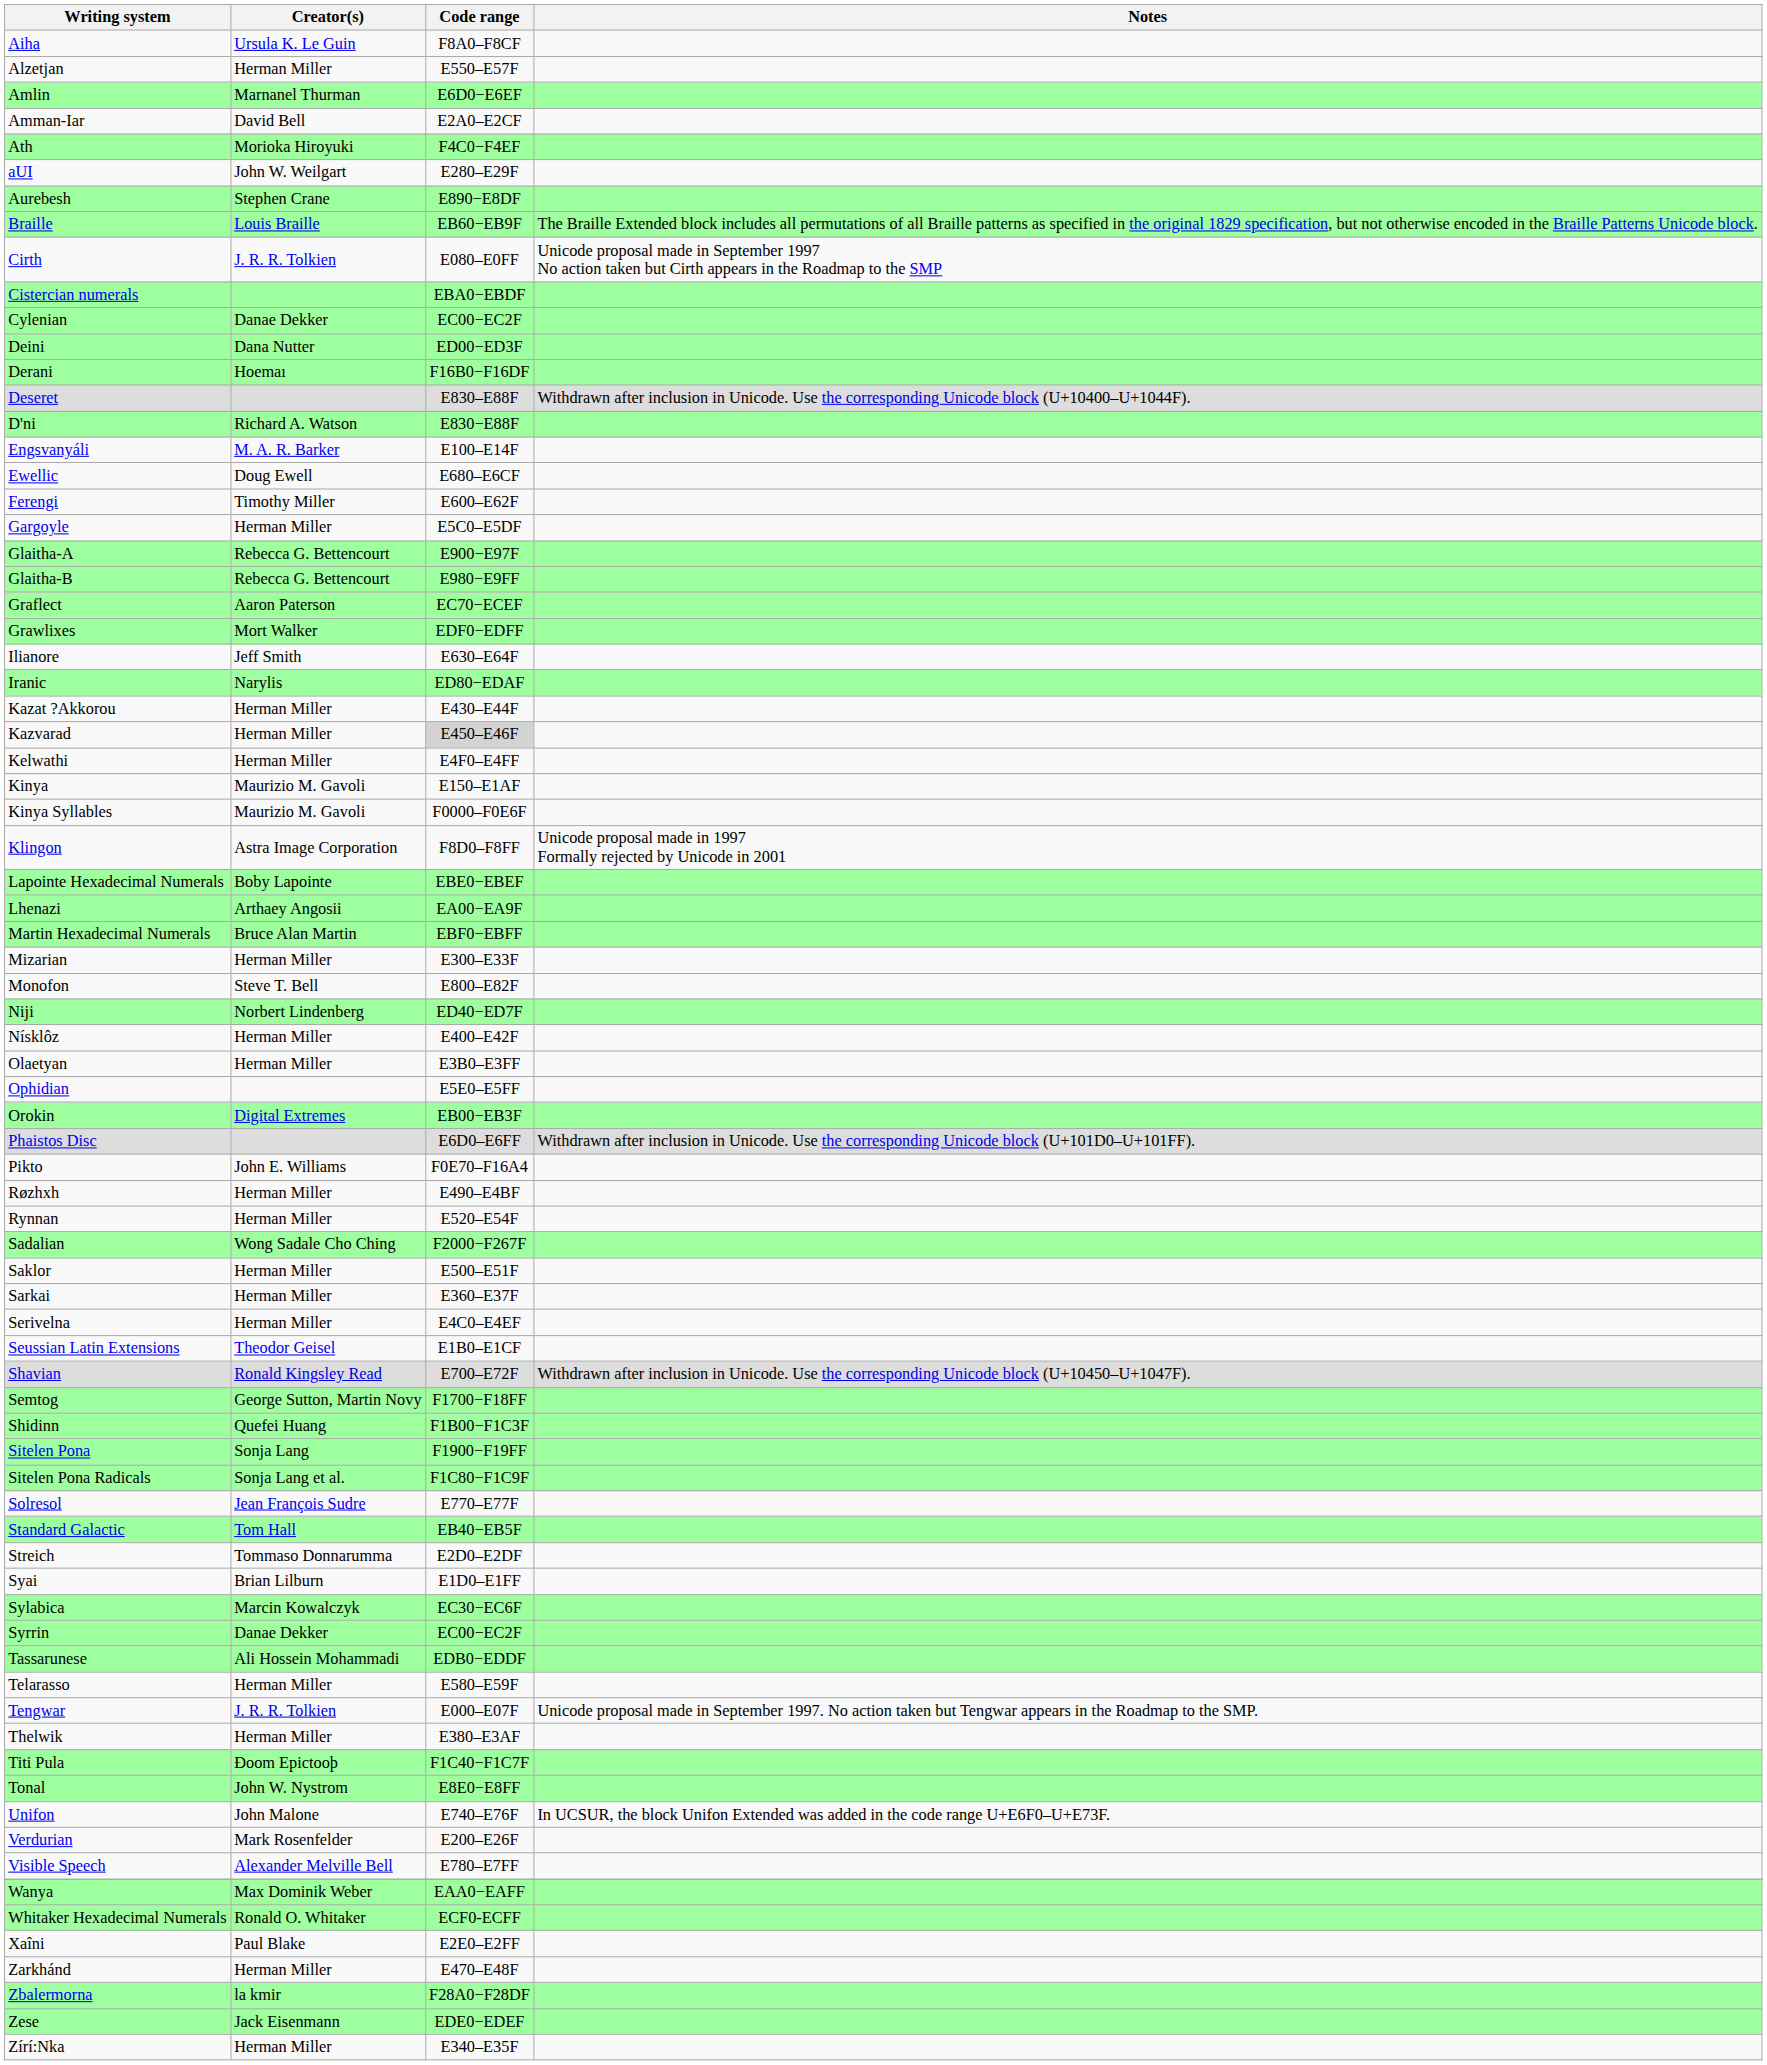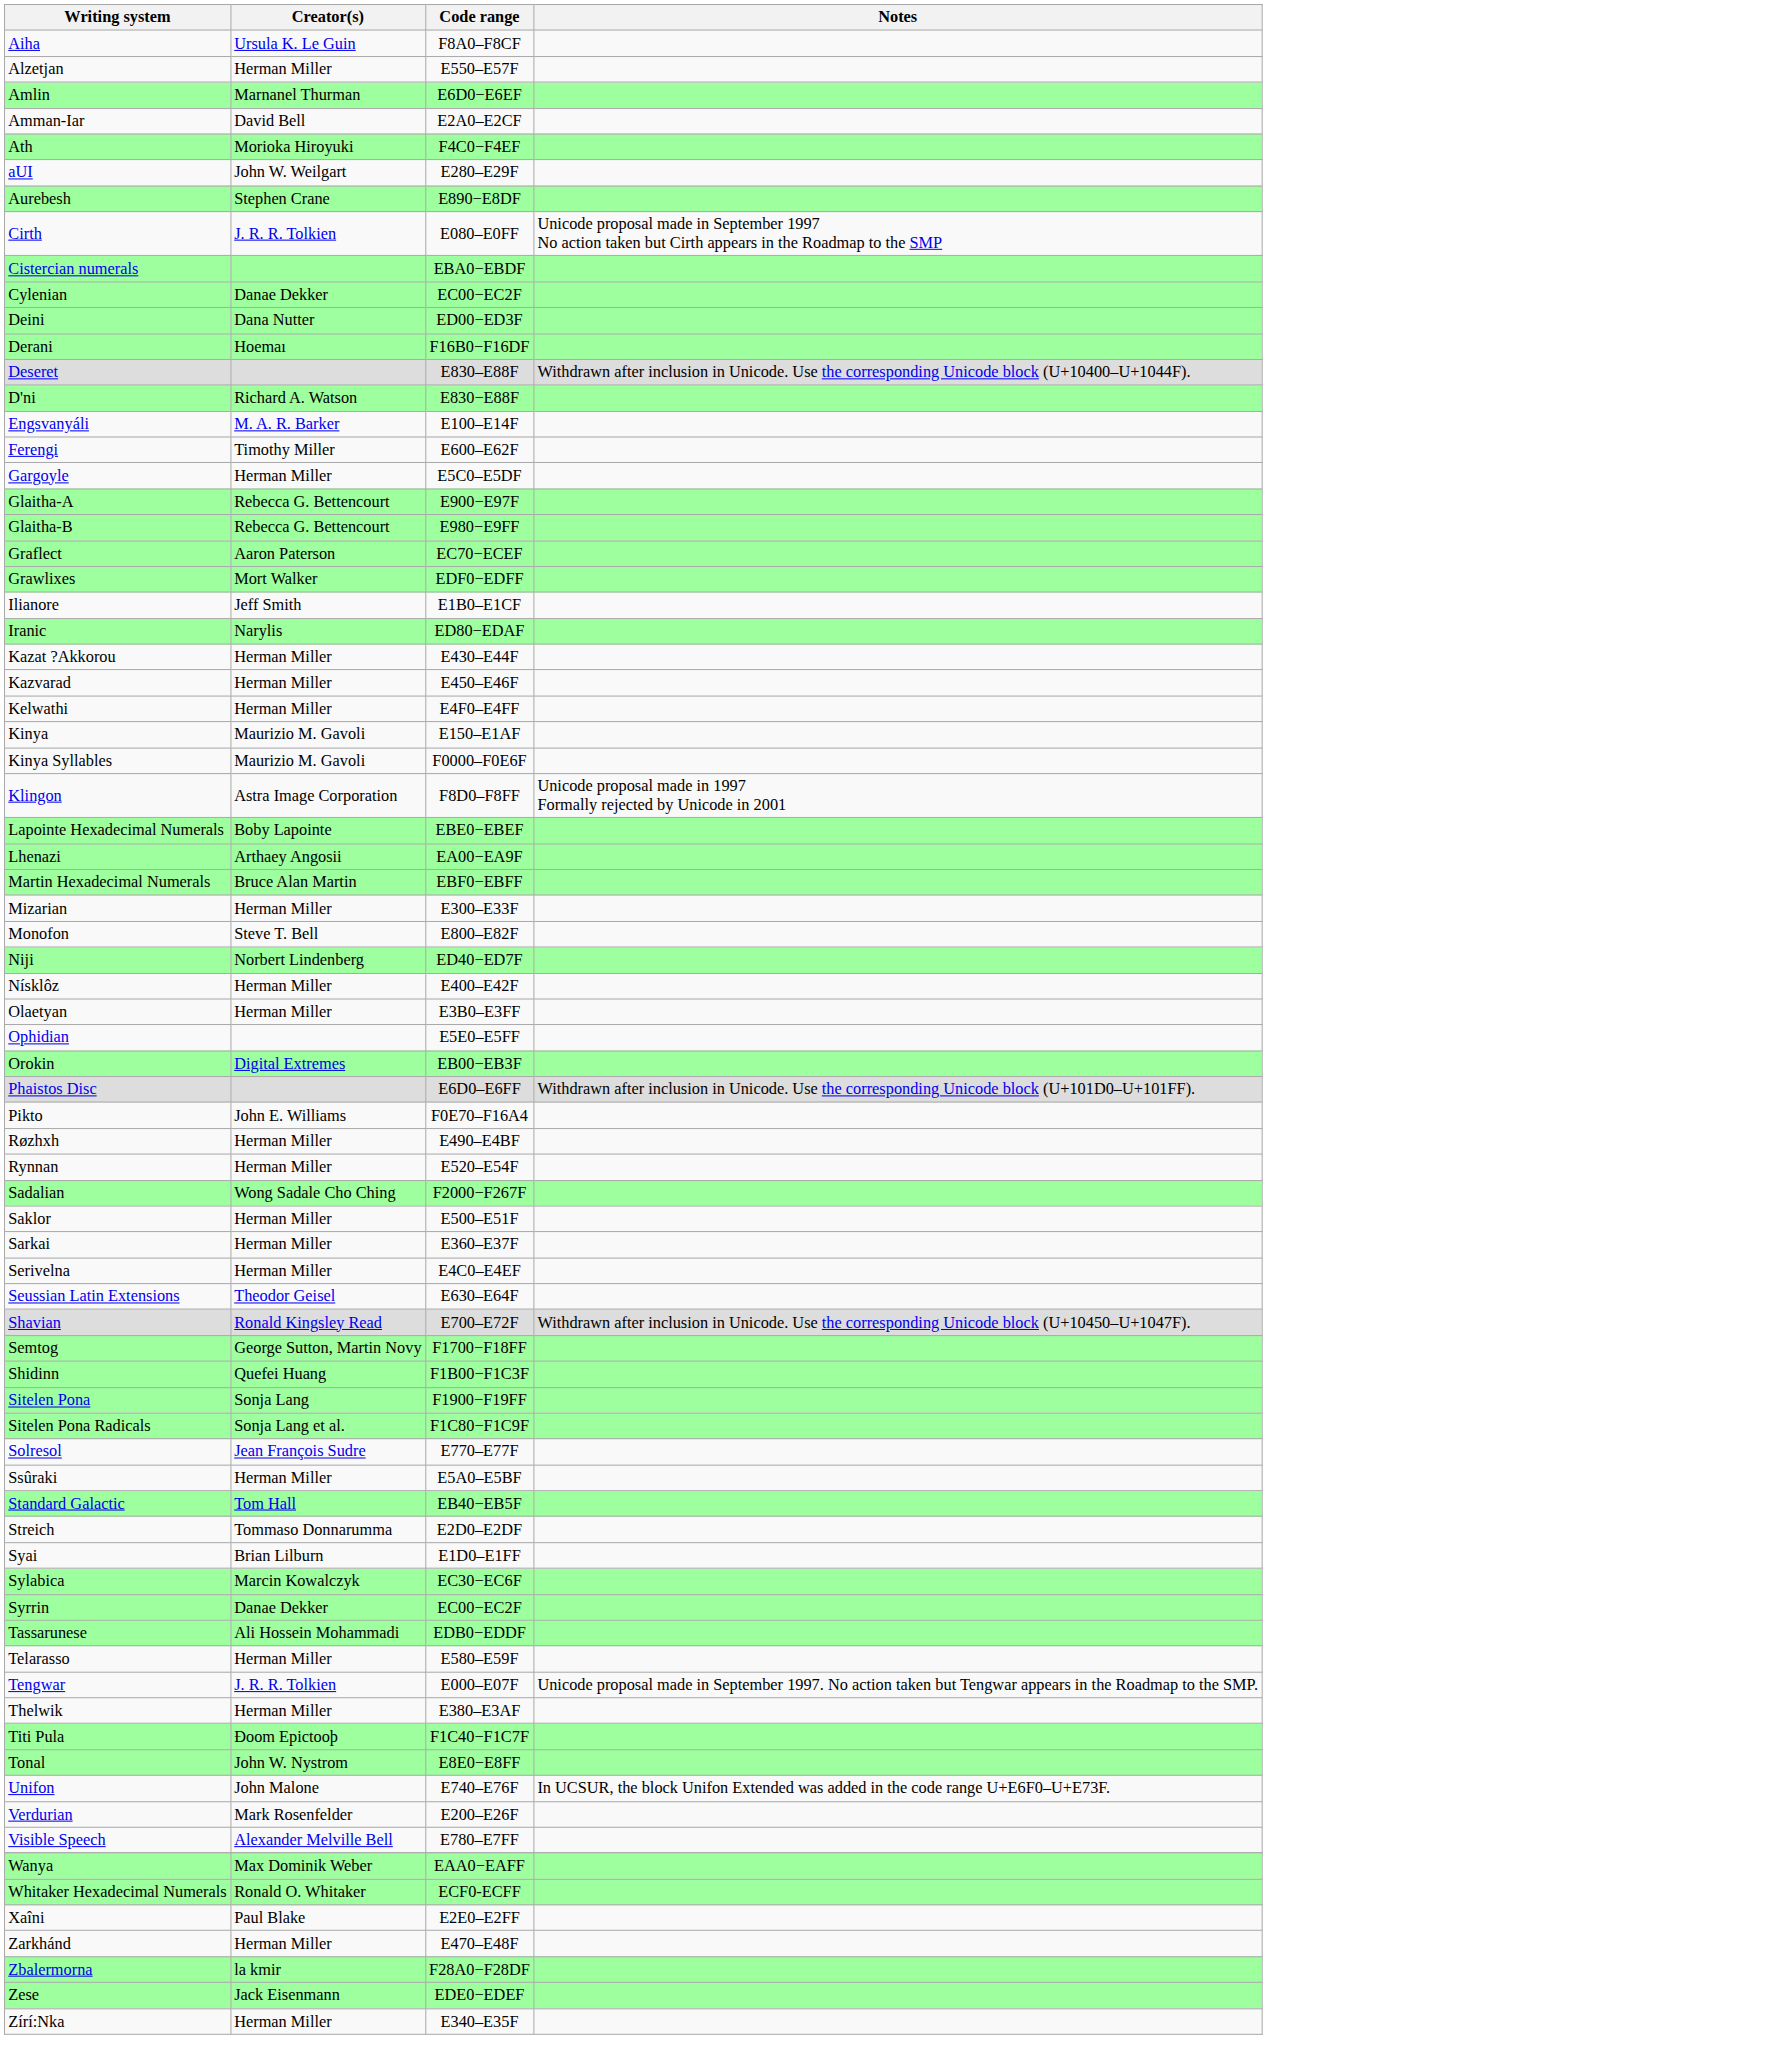- row: (30, 224)
- row: (33, 475)
(479, 656) E630–E64F -> (479, 605) E1B0–E1CF
(479, 734) lightgrey background -> (479, 682) no background
(479, 1348) E1B0–E1CF -> (479, 1296) E630–E64F
+ row: (33, 1477)
